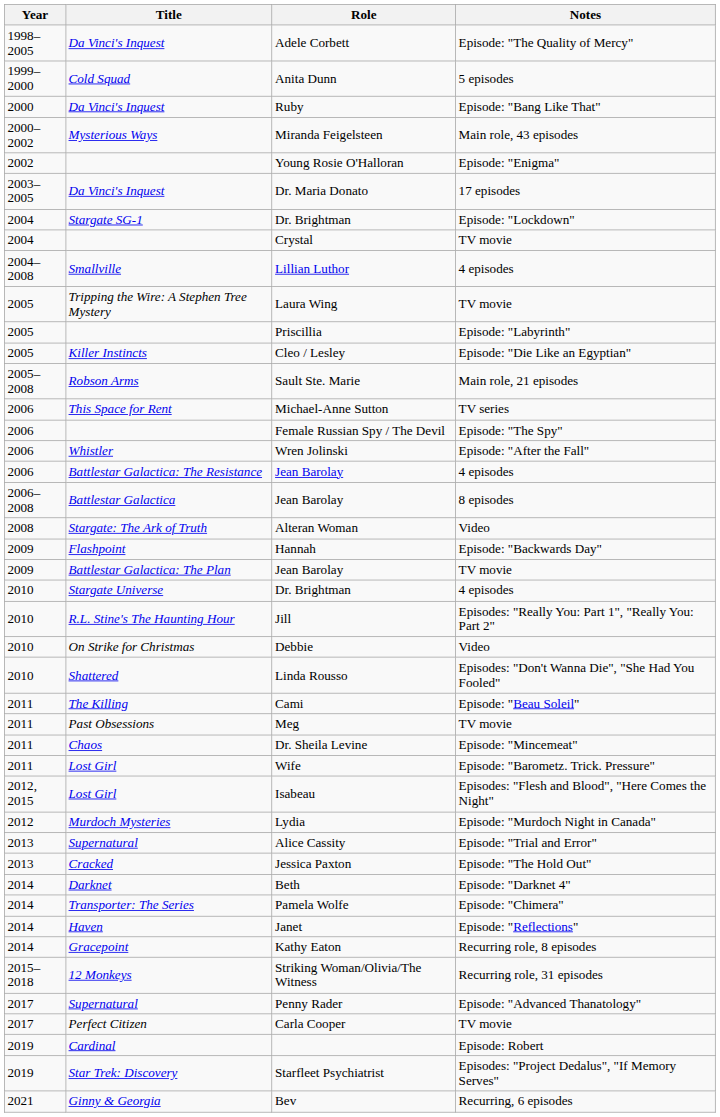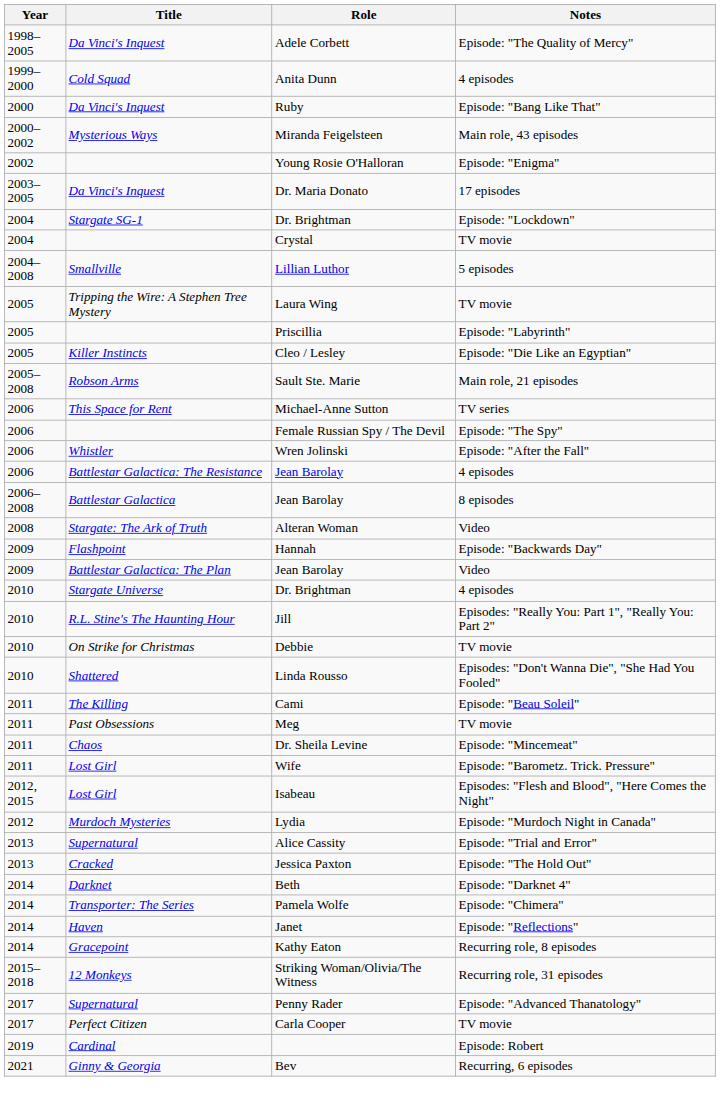(486, 78) 5 episodes -> (486, 78) 4 episodes
(486, 268) 4 episodes -> (486, 268) 5 episodes
(485, 569) TV movie -> (474, 569) Video
(474, 647) Video -> (485, 647) TV movie
- row: (123, 1073)
